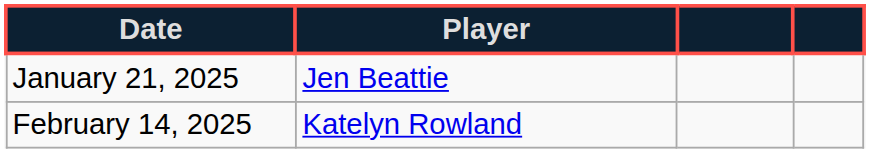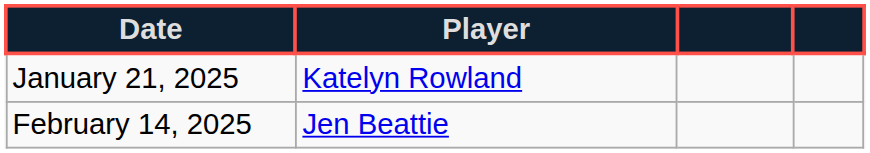(376, 77) Jen Beattie -> (412, 77) Katelyn Rowland
(412, 124) Katelyn Rowland -> (376, 124) Jen Beattie
